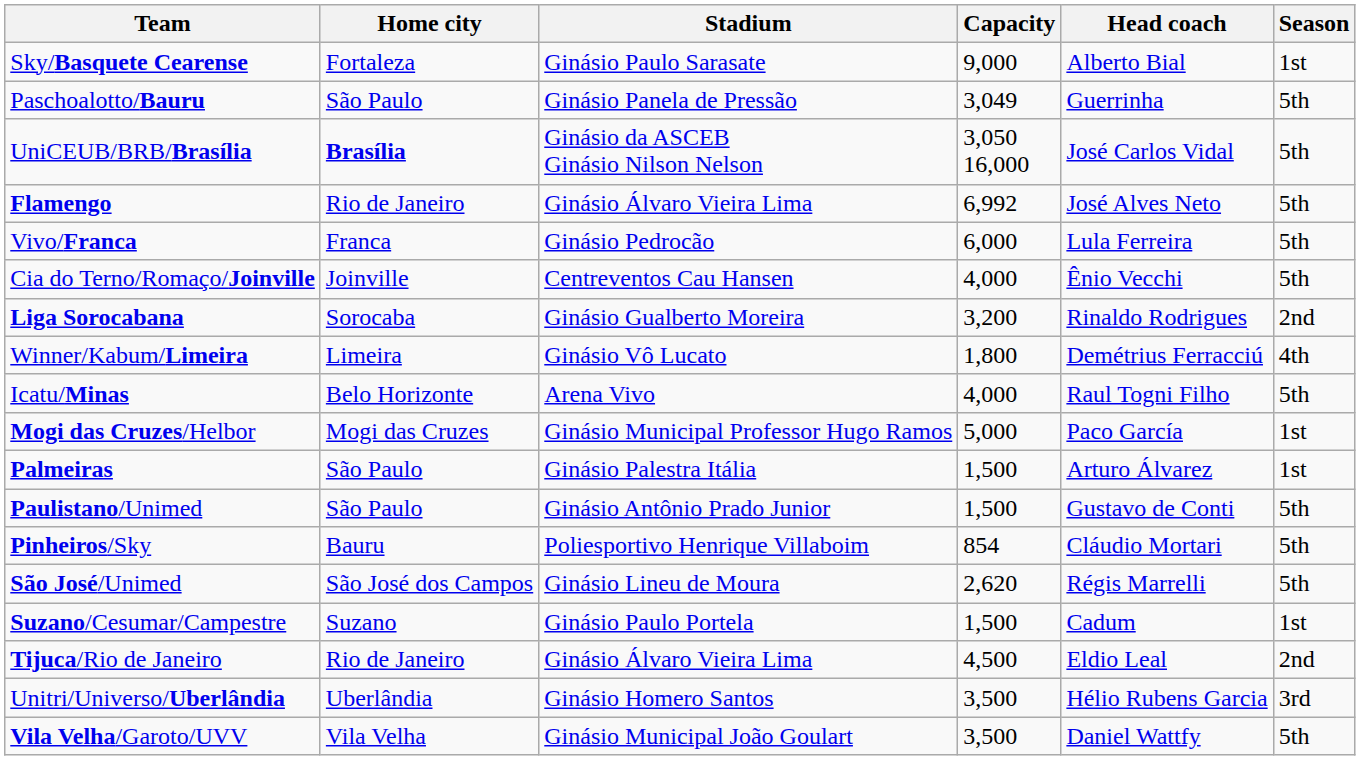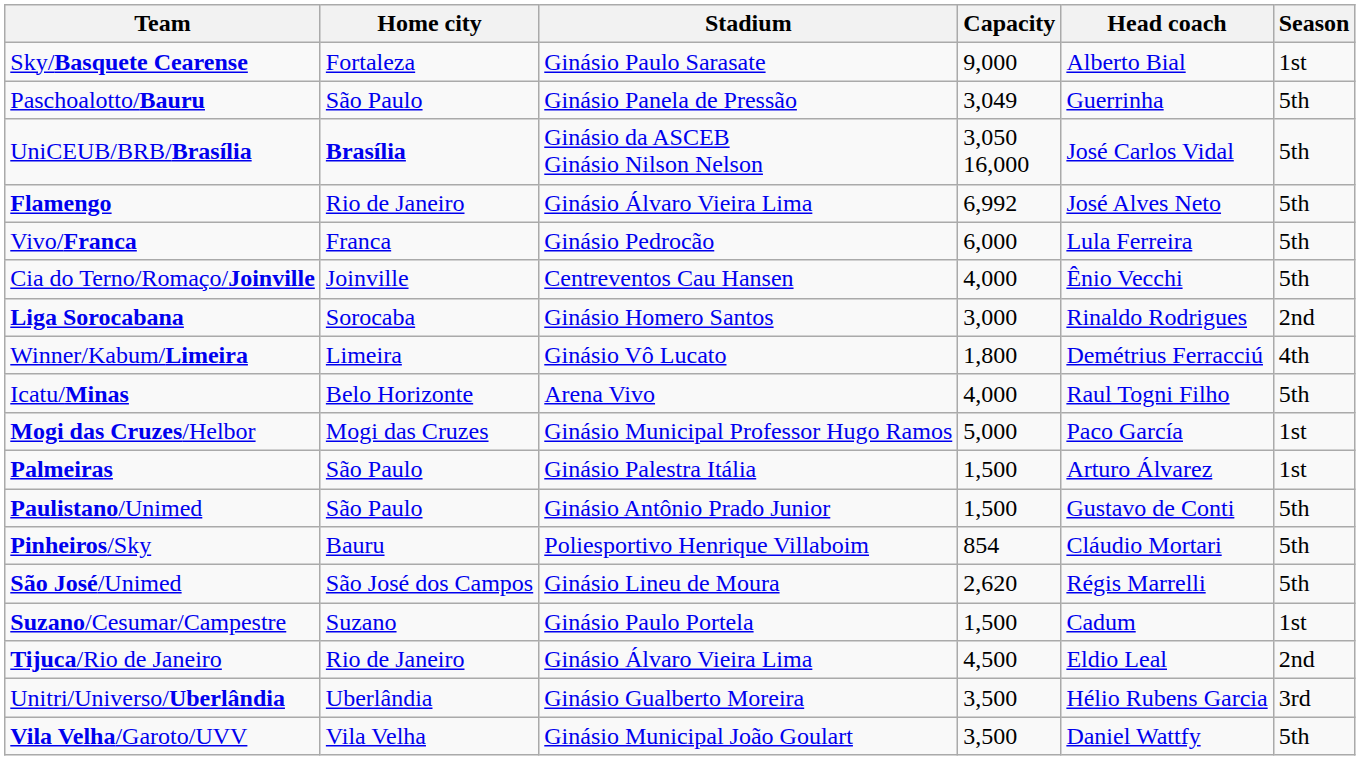(674, 316) Ginásio Gualberto Moreira -> (659, 316) Ginásio Homero Santos
(990, 316) 3,200 -> (990, 316) 3,000
(659, 697) Ginásio Homero Santos -> (674, 697) Ginásio Gualberto Moreira
